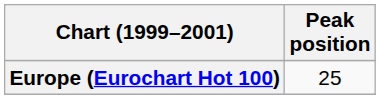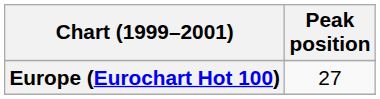(330, 77) 25 -> (330, 77) 27
